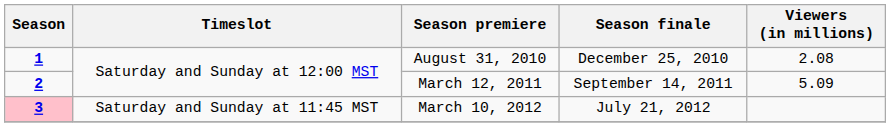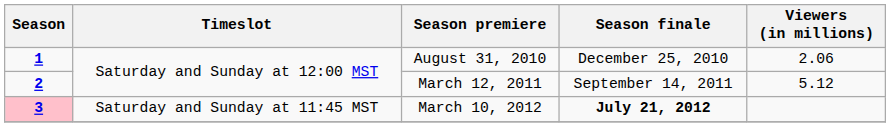(816, 59) 2.08 -> (816, 59) 2.06
(816, 84) 5.09 -> (816, 84) 5.12
(653, 109) normal -> (653, 109) bold
